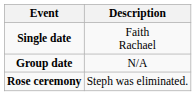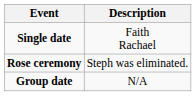rows swapped: (44, 63) <-> (44, 81)
